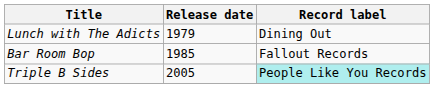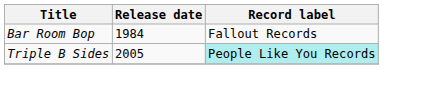- row: (84, 34)
(181, 54) 1985 -> (130, 34) 1984
